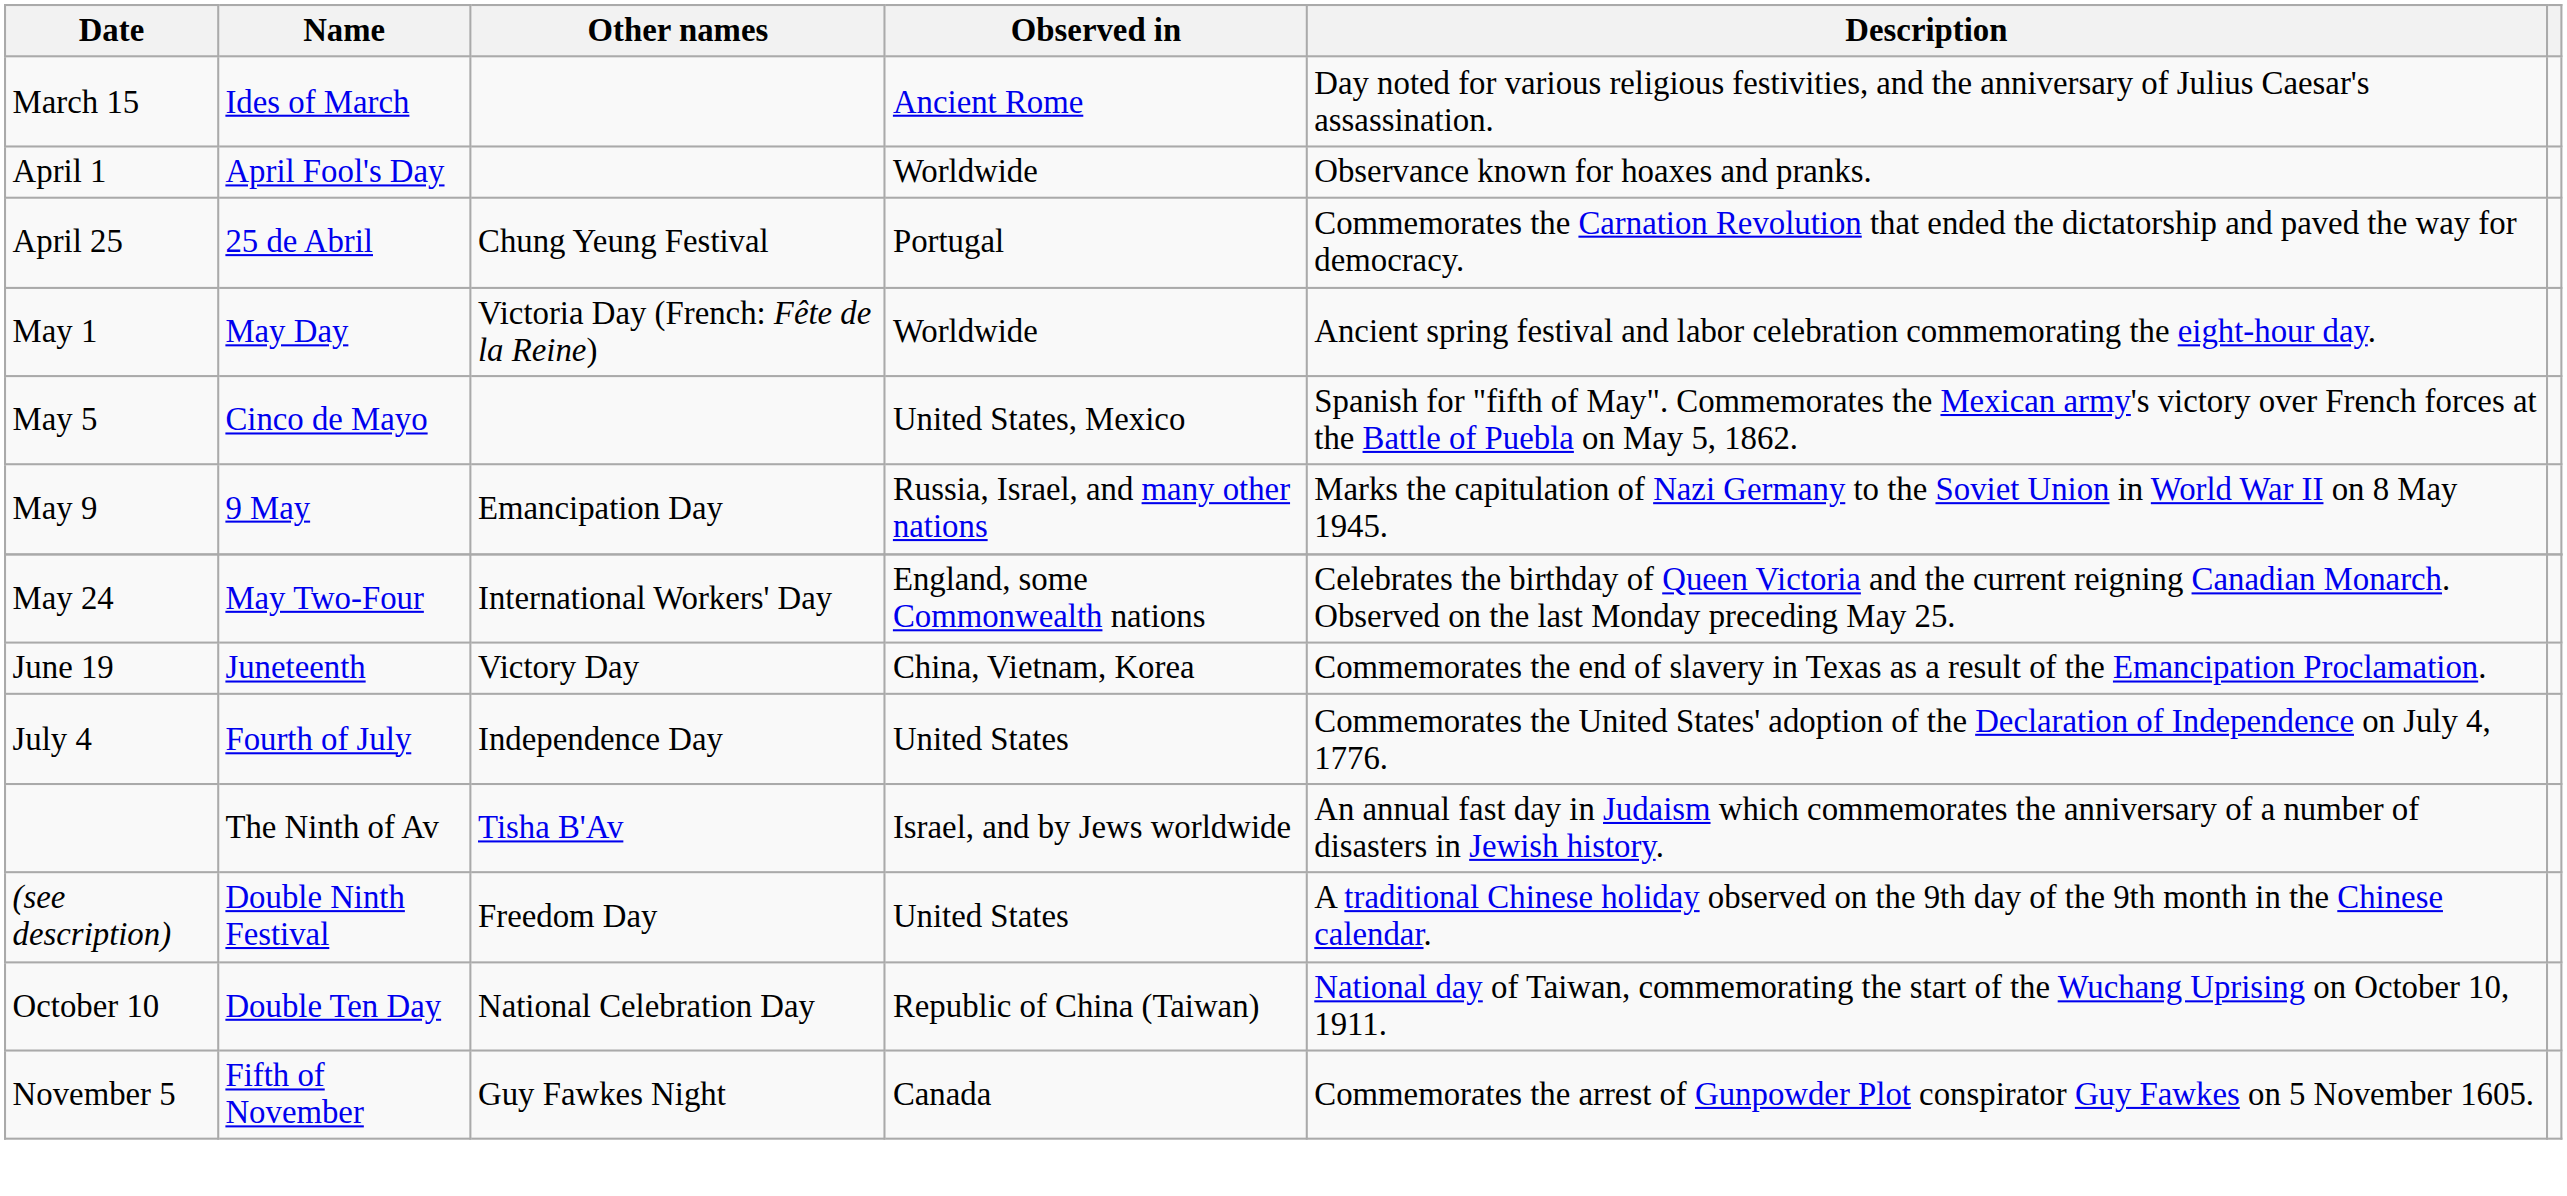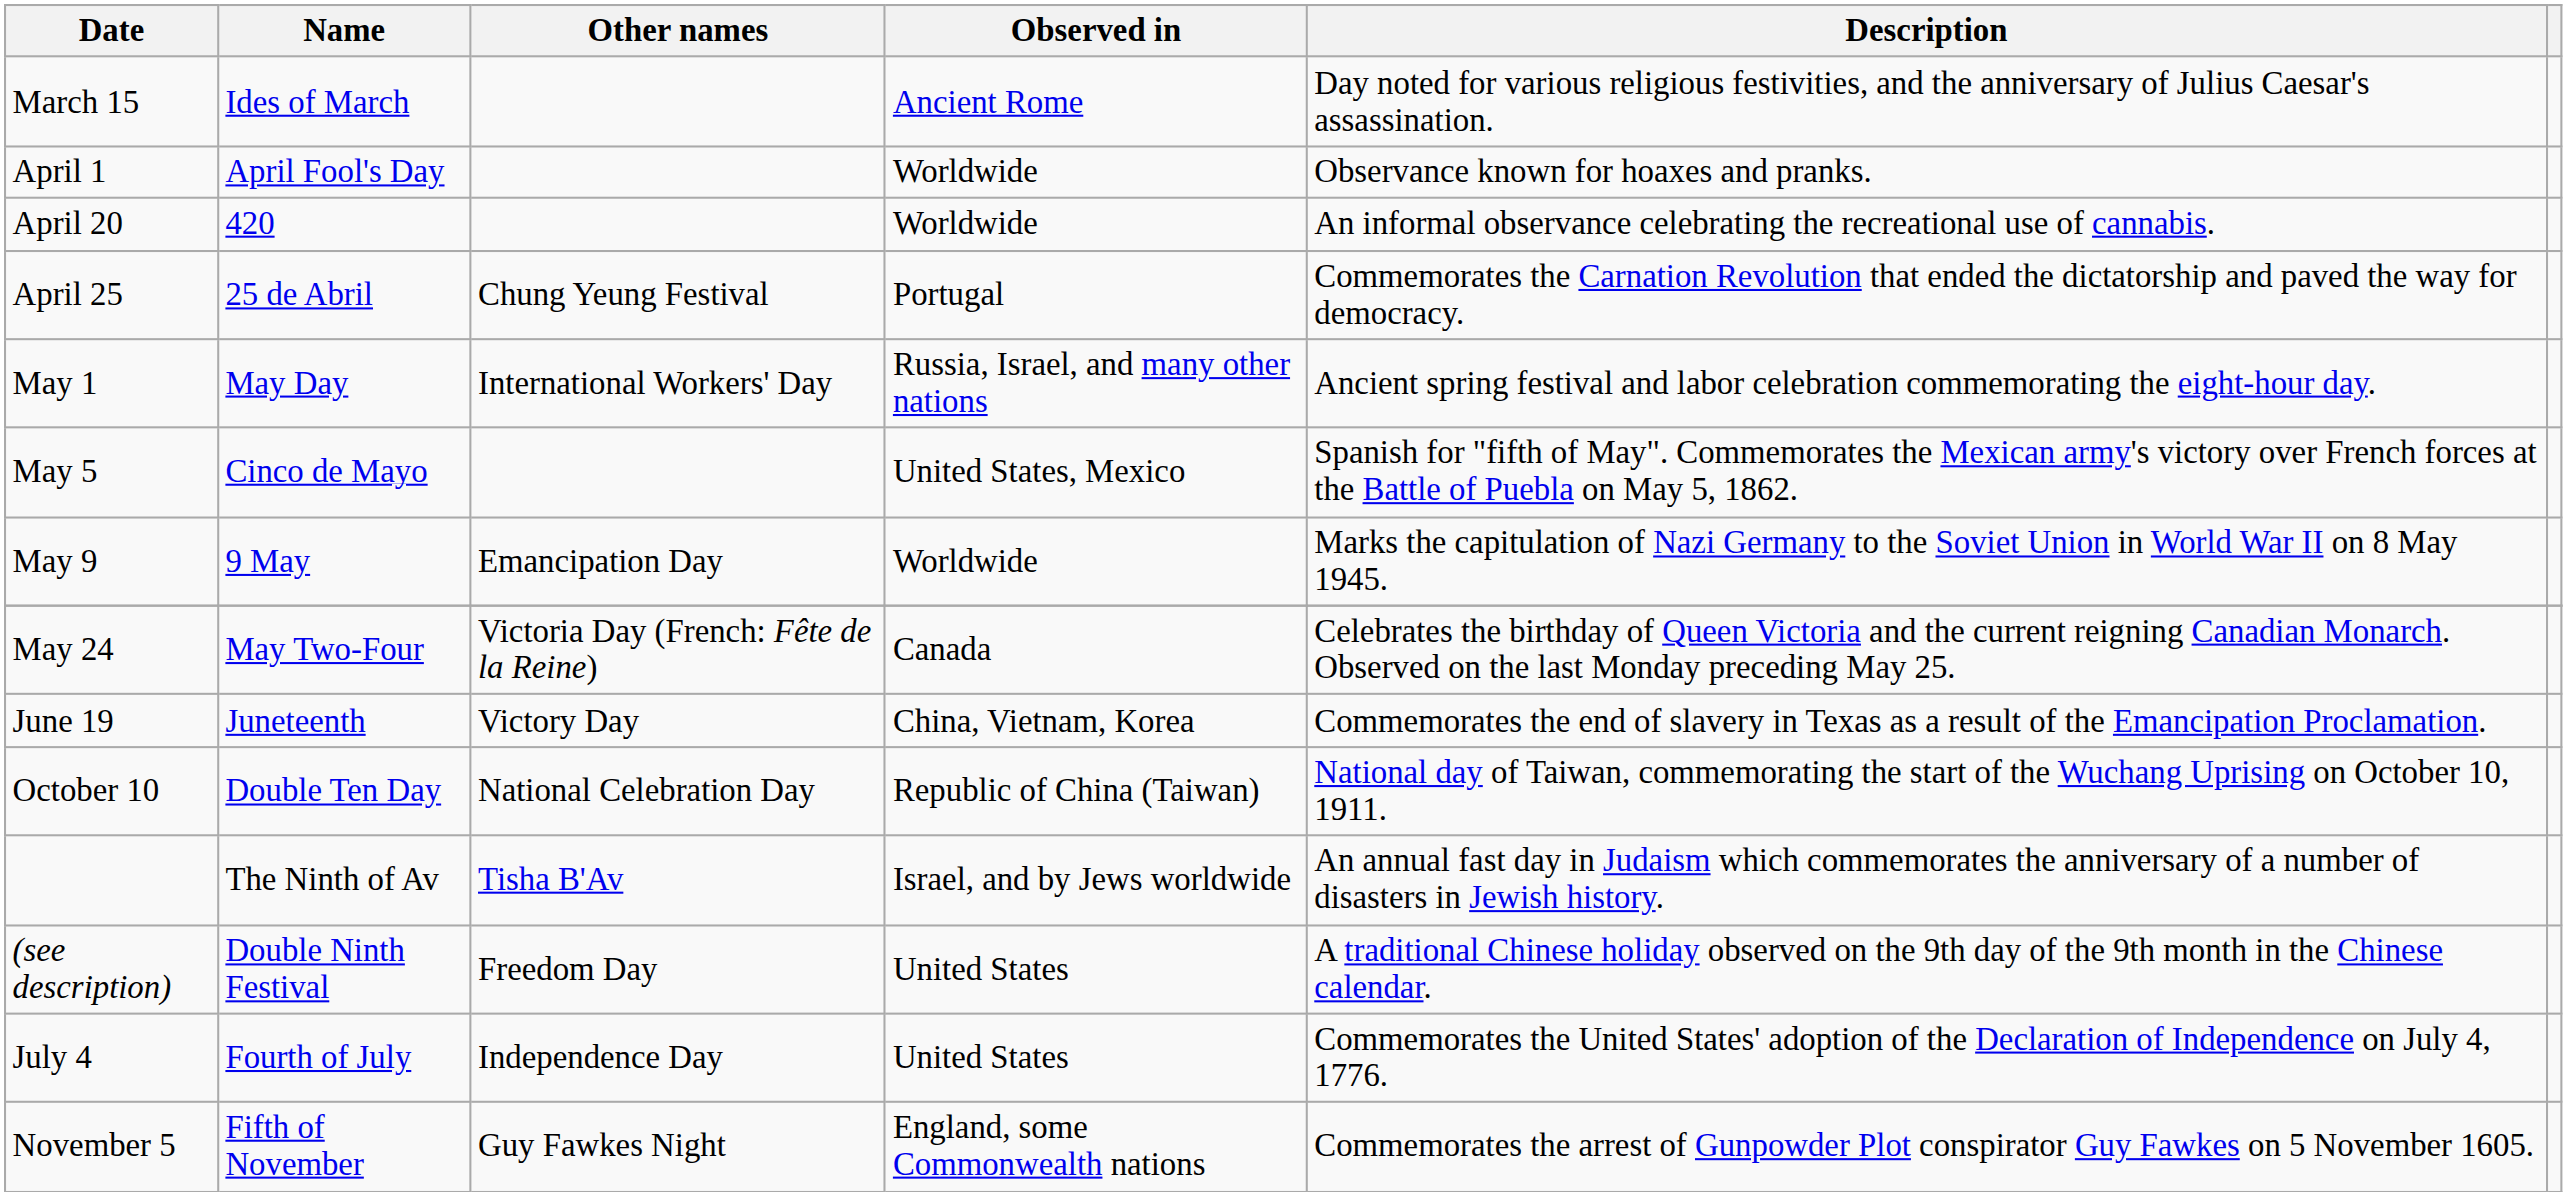+ row: (68, 223)
(675, 330) Victoria Day (French: Fête de la Reine) -> (655, 382) International Workers' Day
(965, 330) Worldwide -> (1091, 382) Russia, Israel, and many other nations
(1091, 508) Russia, Israel, and many other nations -> (965, 560) Worldwide
(655, 597) International Workers' Day -> (675, 649) Victoria Day (French: Fête de la Reine)
(1049, 597) England, some Commonwealth nations -> (942, 649) Canada
rows swapped: (52, 738) <-> (86, 1005)
(942, 1094) Canada -> (1049, 1146) England, some Commonwealth nations
